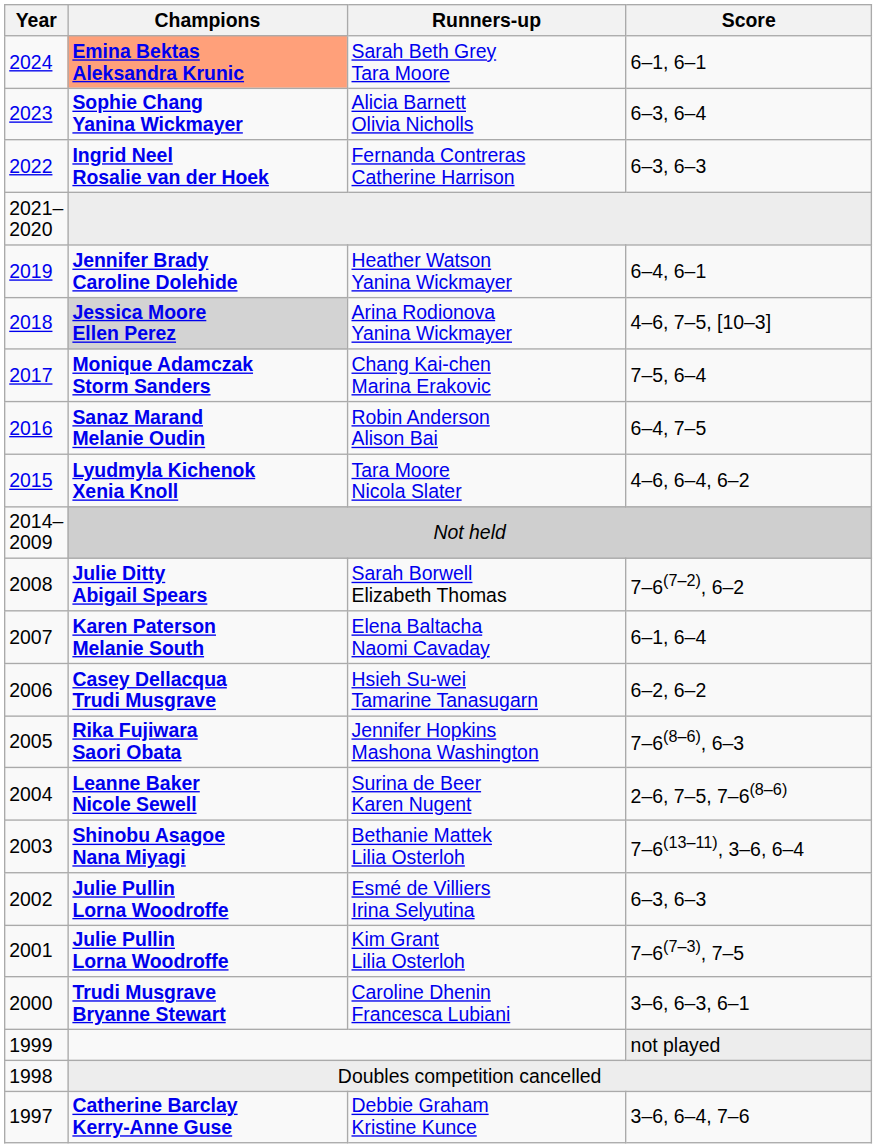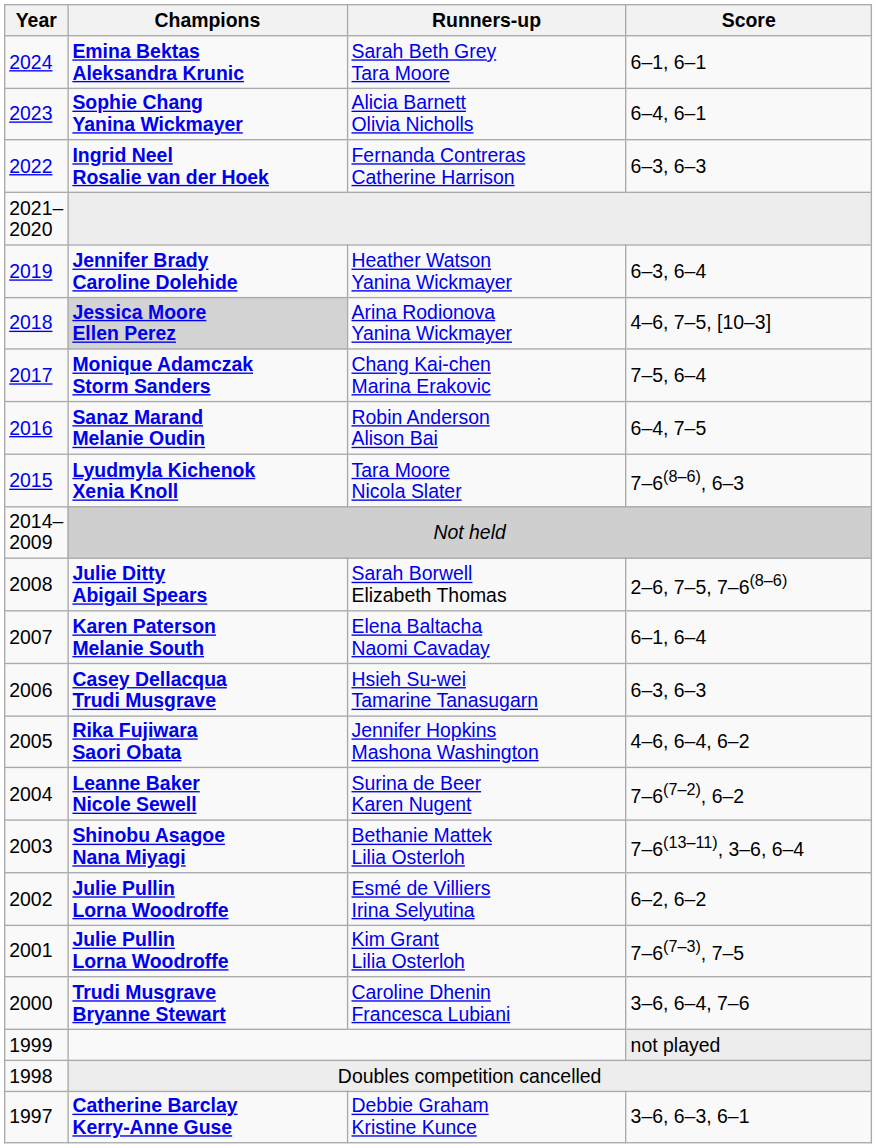(158, 62) lightsalmon background -> (158, 62) no background
(668, 114) 6–3, 6–4 -> (668, 114) 6–4, 6–1
(668, 271) 6–4, 6–1 -> (668, 271) 6–3, 6–4
(690, 480) 4–6, 6–4, 6–2 -> (687, 480) 7–6(8–6), 6–3
(687, 585) 7–6(7–2), 6–2 -> (709, 585) 2–6, 7–5, 7–6(8–6)
(668, 690) 6–2, 6–2 -> (668, 690) 6–3, 6–3
(687, 742) 7–6(8–6), 6–3 -> (690, 742) 4–6, 6–4, 6–2
(709, 794) 2–6, 7–5, 7–6(8–6) -> (687, 794) 7–6(7–2), 6–2
(668, 899) 6–3, 6–3 -> (668, 899) 6–2, 6–2
(690, 1004) 3–6, 6–3, 6–1 -> (690, 1004) 3–6, 6–4, 7–6
(690, 1117) 3–6, 6–4, 7–6 -> (690, 1117) 3–6, 6–3, 6–1
